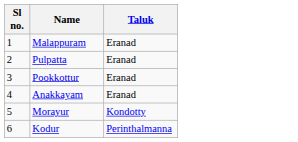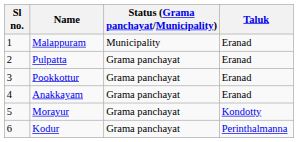+ column: (162, 19)
